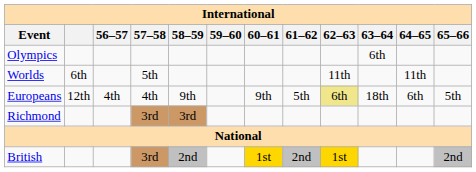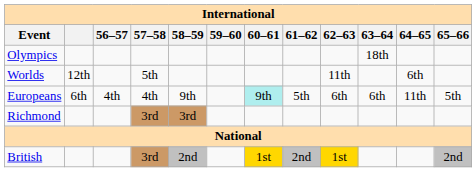(377, 55) 6th -> (377, 55) 18th
(79, 75) 6th -> (79, 75) 12th
(415, 75) 11th -> (415, 75) 6th
(79, 95) 12th -> (79, 95) 6th
(264, 95) no background -> (264, 95) paleturquoise background
(339, 95) khaki background -> (339, 95) no background
(377, 95) 18th -> (377, 95) 6th
(415, 95) 6th -> (415, 95) 11th
